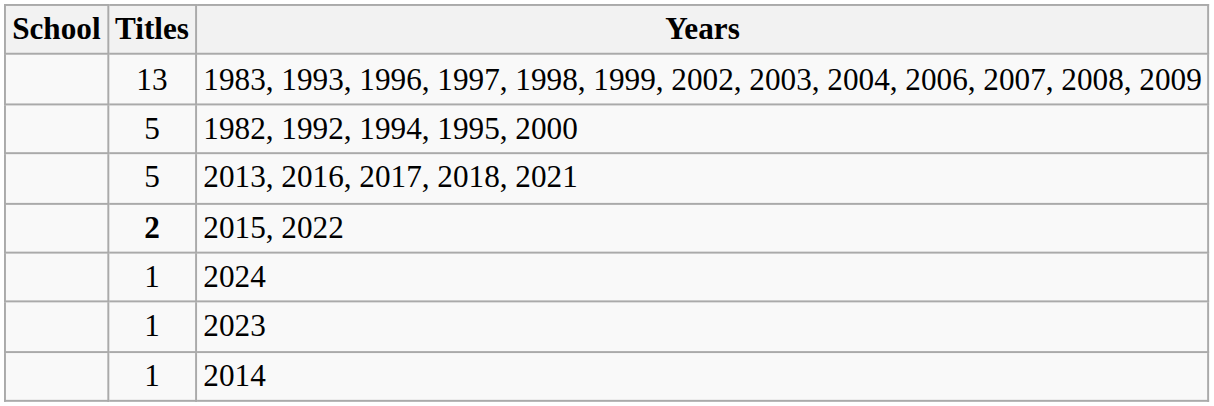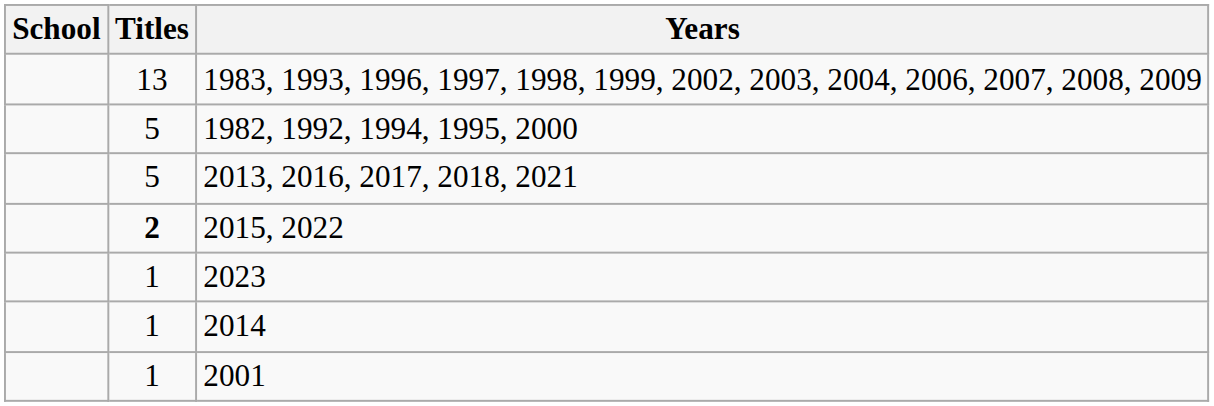- row: (235, 276)
+ row: (235, 375)
